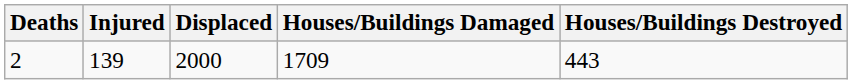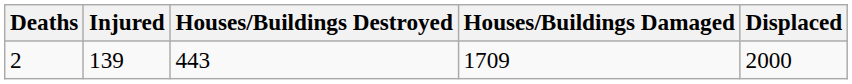columns swapped: (224, 22) <-> (704, 22)
